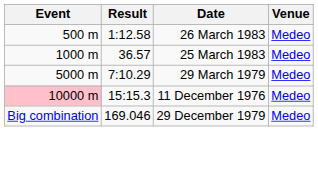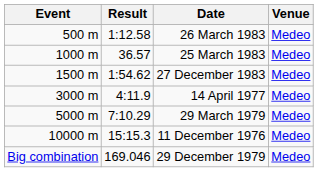+ row: (211, 75)
+ row: (228, 95)
(74, 95) pink background -> (74, 136) no background
